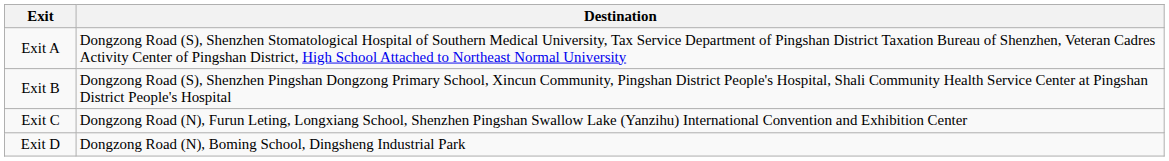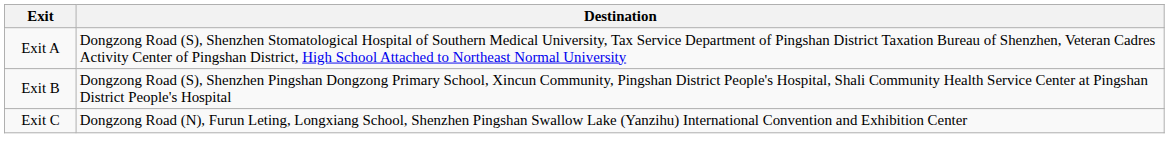- row: (40, 144)
